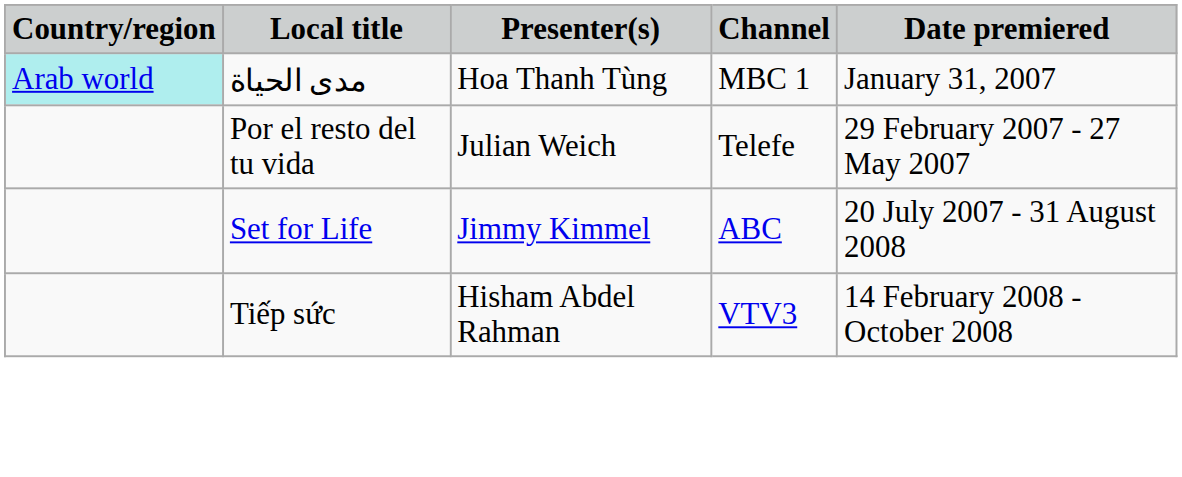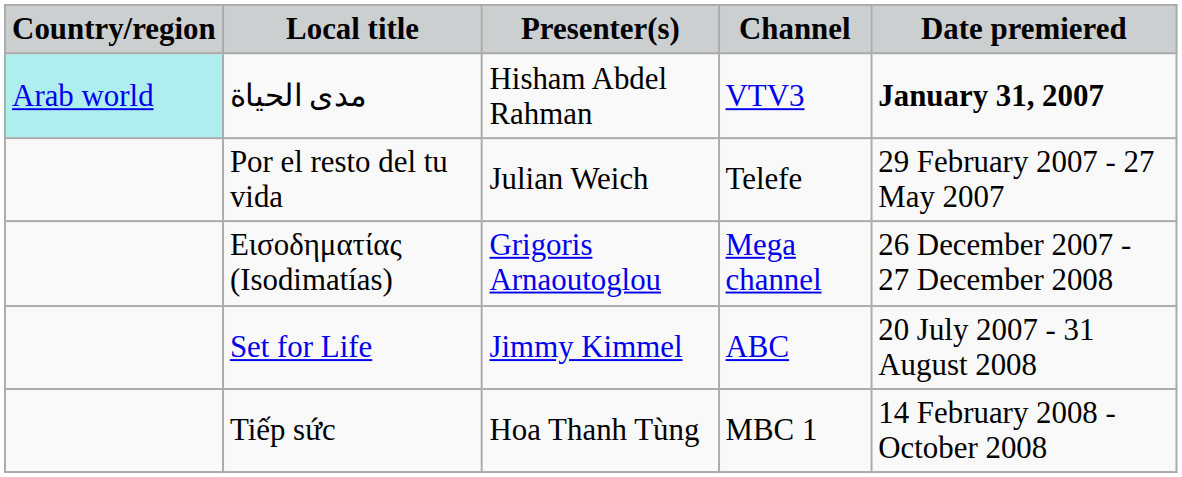(562, 78) Hoa Thanh Tùng -> (578, 95) Hisham Abdel Rahman
(764, 78) MBC 1 -> (765, 95) VTV3
(950, 78) normal -> (991, 95) bold
+ row: (316, 262)
(546, 313) Hisham Abdel Rahman -> (594, 430) Hoa Thanh Tùng
(758, 313) VTV3 -> (771, 430) MBC 1
